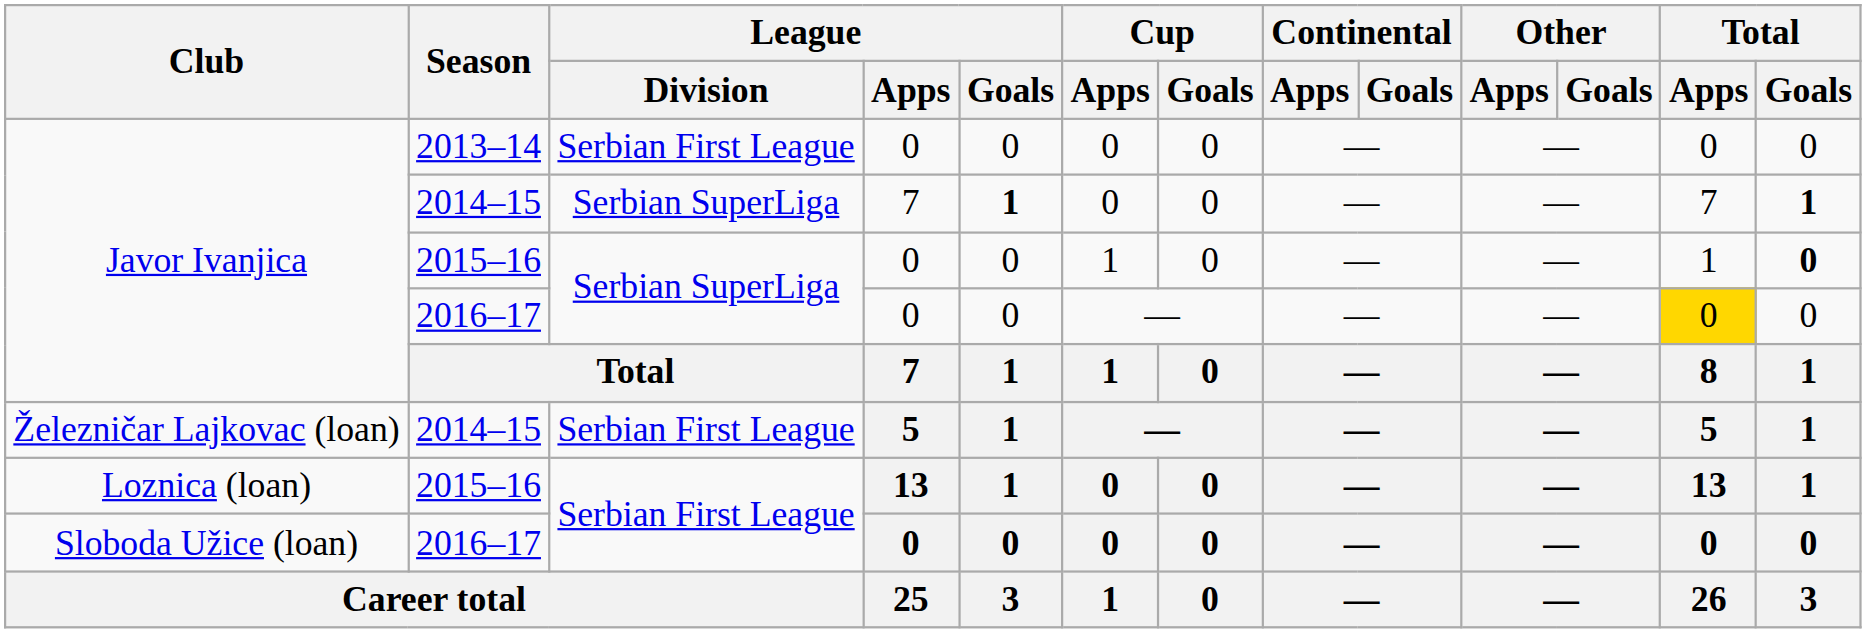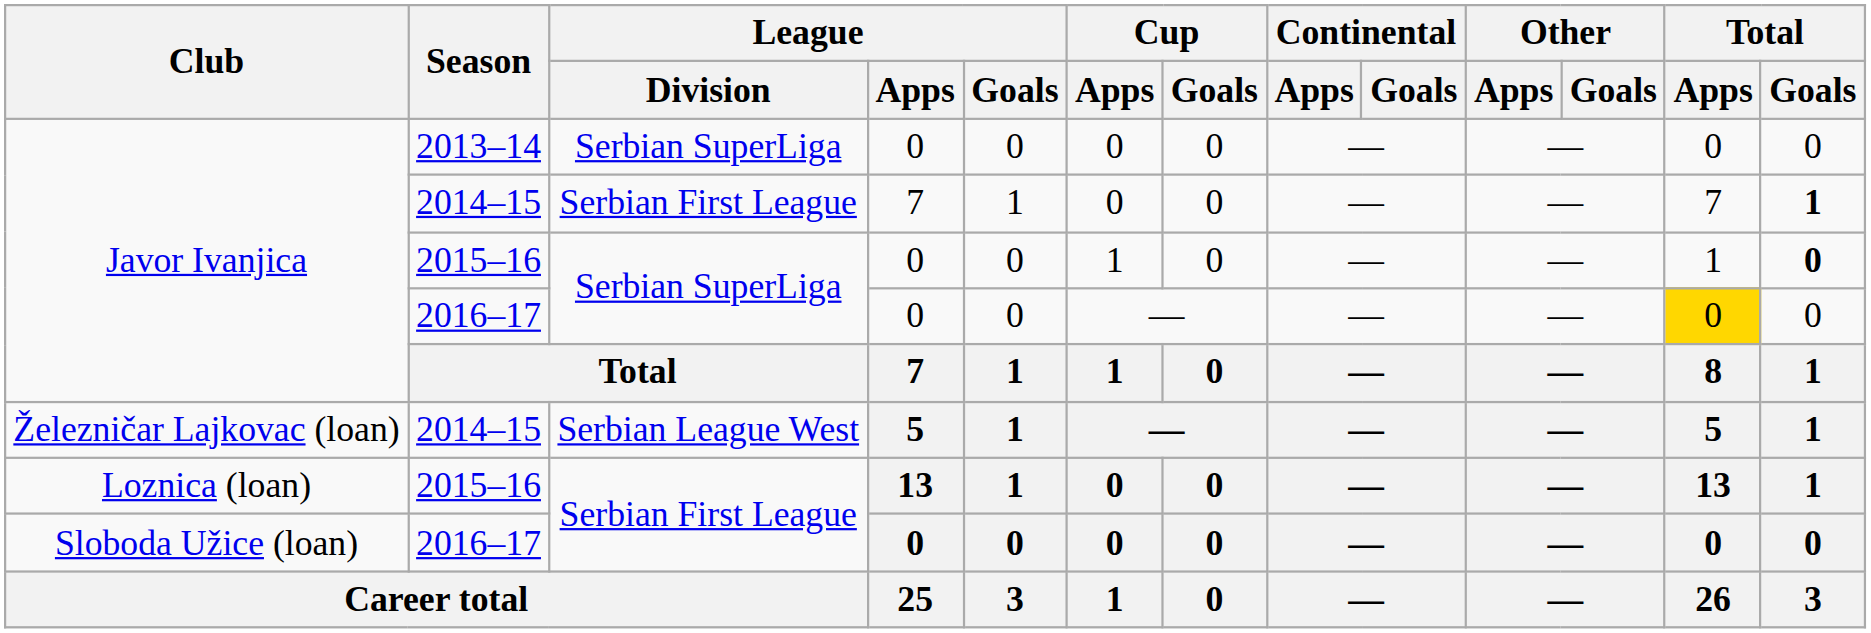(706, 145) Serbian First League -> (708, 145) Serbian SuperLiga
(706, 202) Serbian SuperLiga -> (708, 202) Serbian First League
(1011, 202) bold -> (1015, 202) normal
(706, 428) Serbian First League -> (708, 428) Serbian League West
